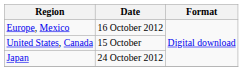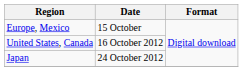(130, 27) 16 October 2012 -> (119, 27) 15 October
(119, 43) 15 October -> (130, 43) 16 October 2012
